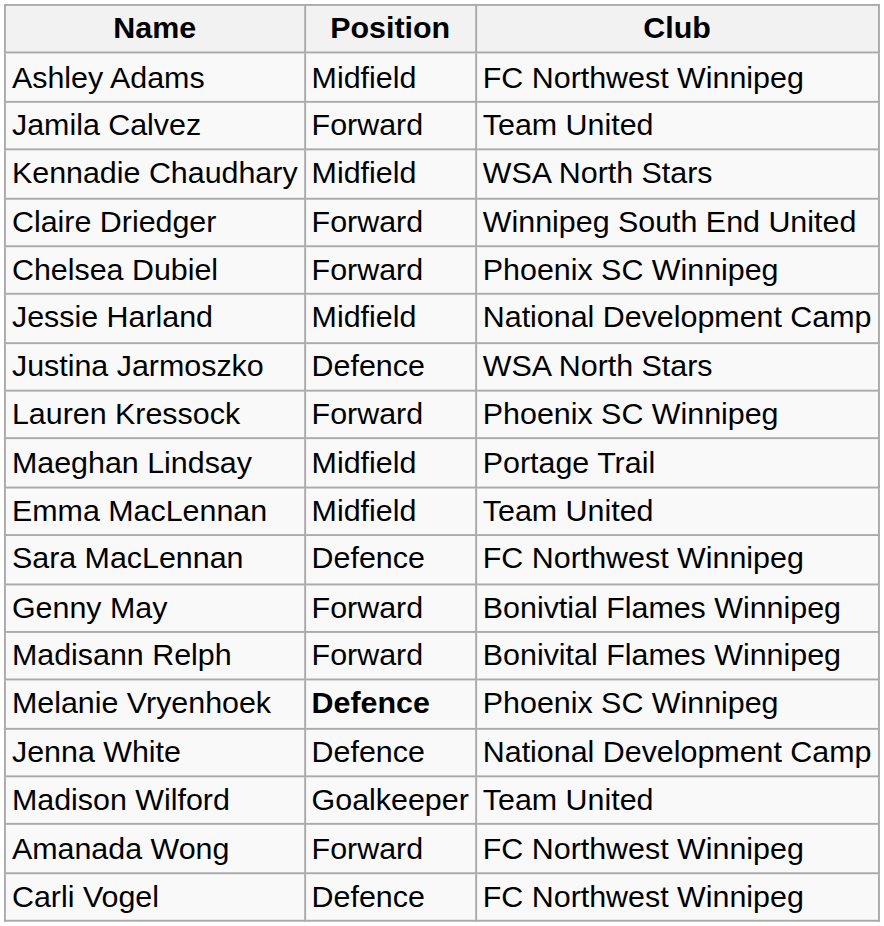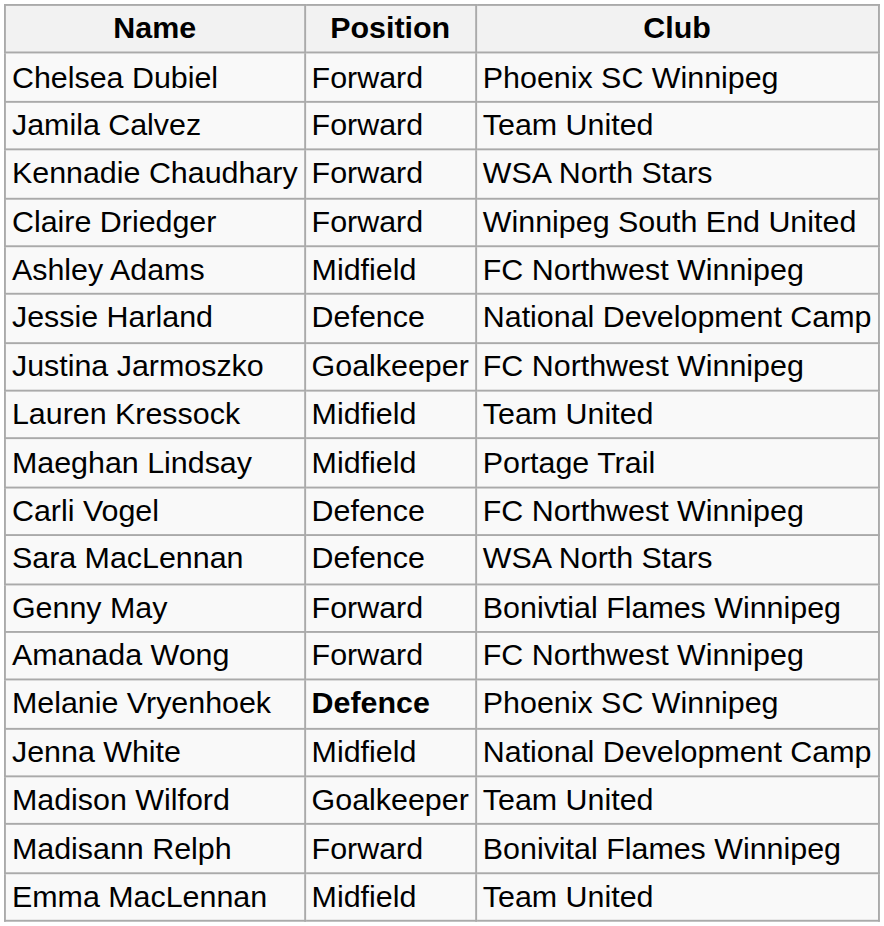rows swapped: (108, 76) <-> (115, 269)
(364, 173) Midfield -> (367, 173) Forward
(364, 317) Midfield -> (368, 317) Defence
(368, 366) Defence -> (390, 366) Goalkeeper
(598, 366) WSA North Stars -> (643, 366) FC Northwest Winnipeg
(367, 414) Forward -> (364, 414) Midfield
(631, 414) Phoenix SC Winnipeg -> (568, 414) Team United
rows swapped: (140, 510) <-> (85, 896)
(643, 558) FC Northwest Winnipeg -> (598, 558) WSA North Stars
rows swapped: (122, 655) <-> (121, 848)
(368, 751) Defence -> (364, 751) Midfield
